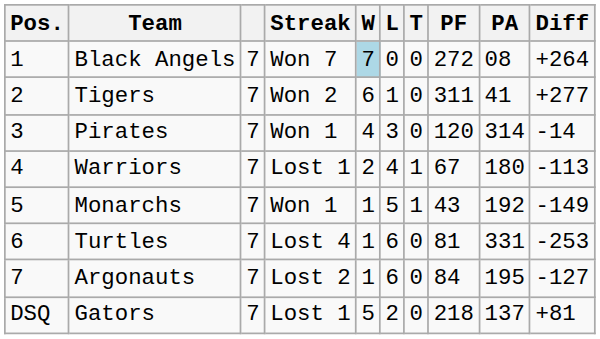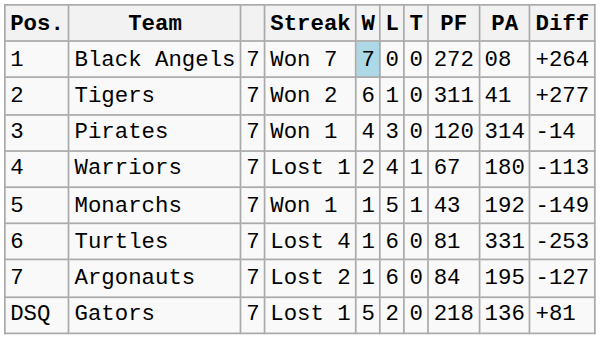(505, 315) 137 -> (505, 315) 136
